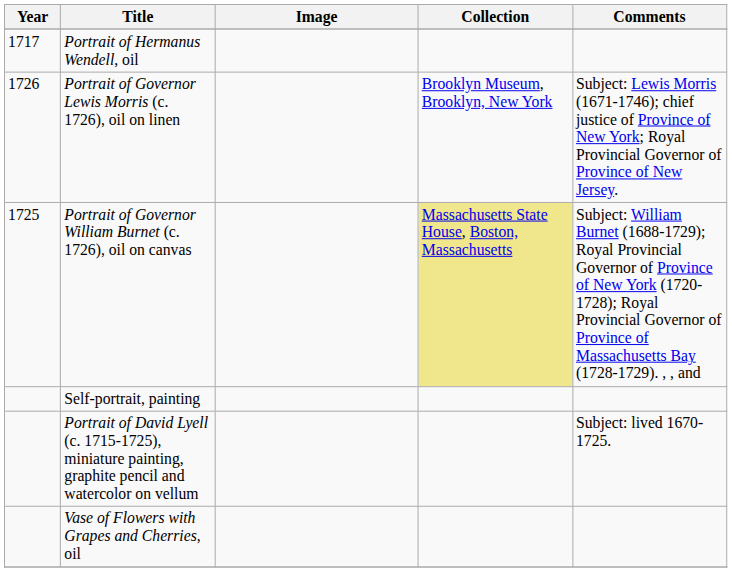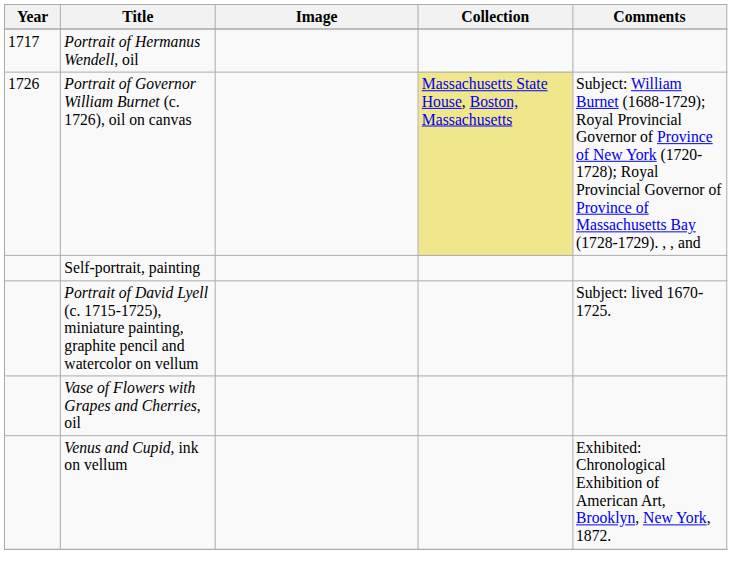- row: (130, 101)
(24, 215) 1725 -> (24, 84) 1726
+ row: (131, 457)
